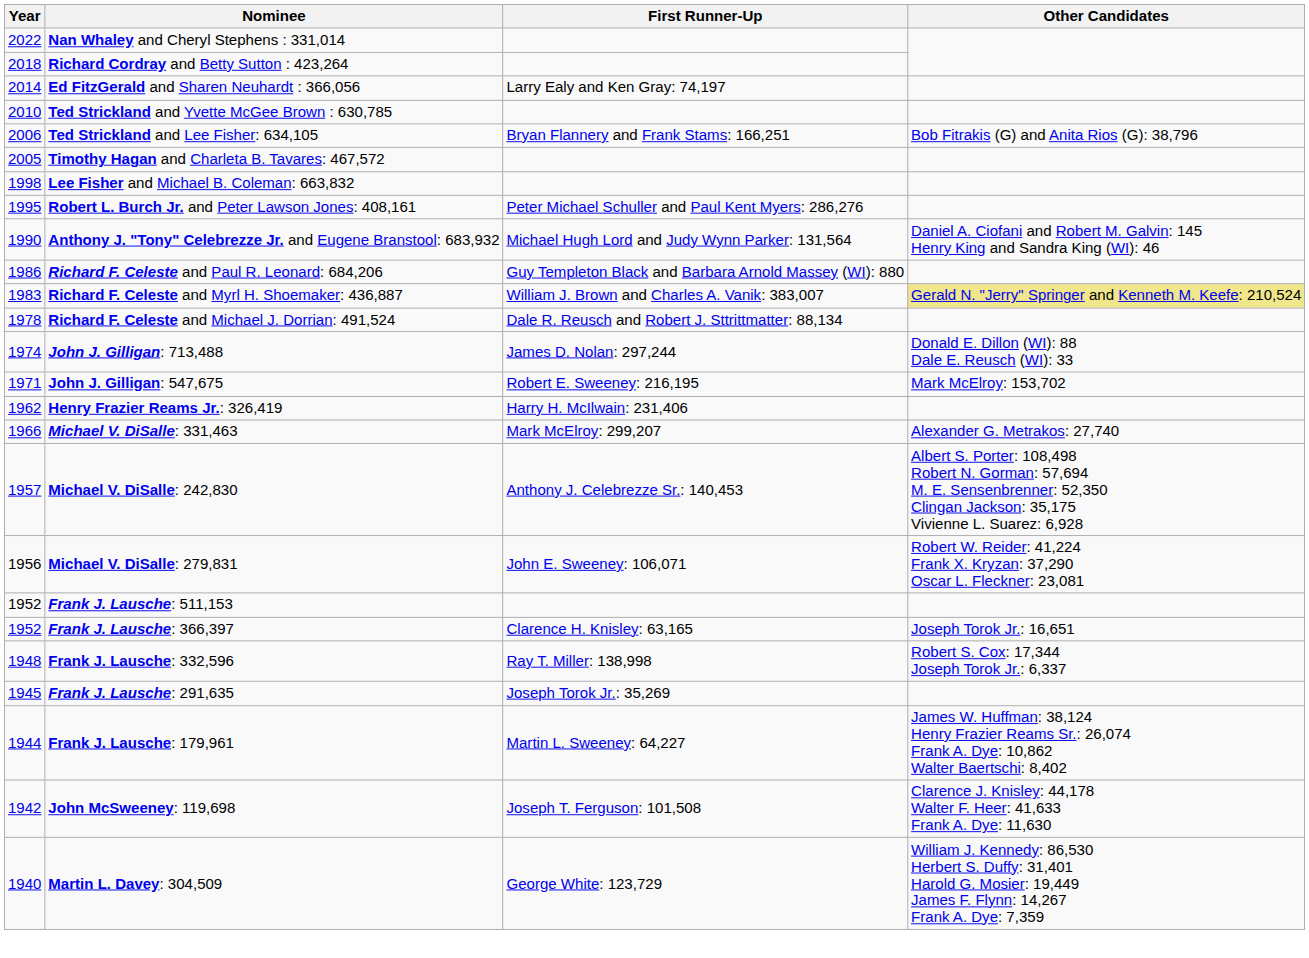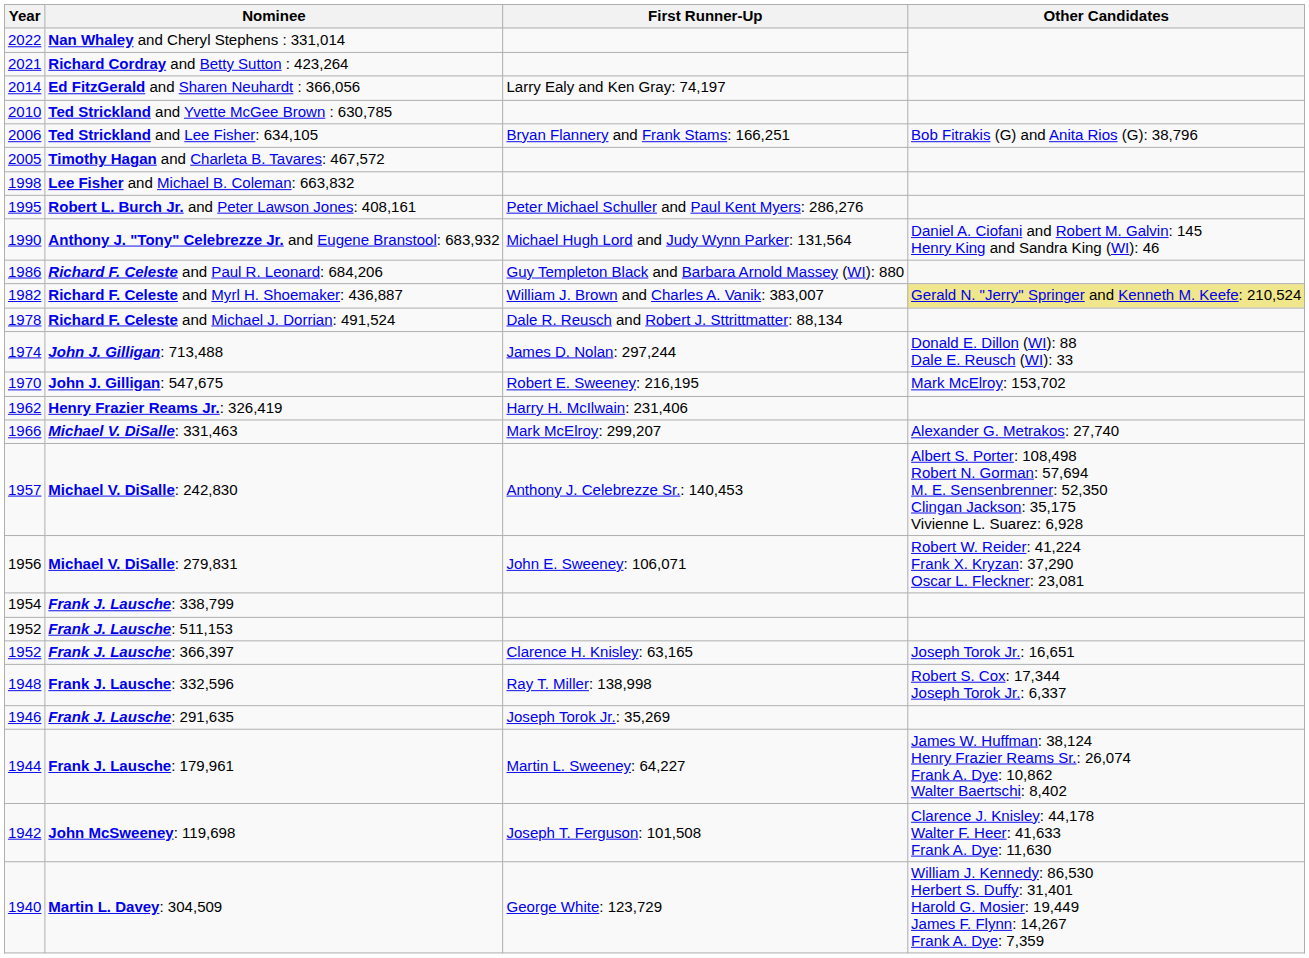(25, 64) 2018 -> (25, 64) 2021
(25, 295) 1983 -> (25, 295) 1982
(25, 384) 1971 -> (25, 384) 1970
+ row: (141, 604)
(25, 693) 1945 -> (25, 717) 1946
